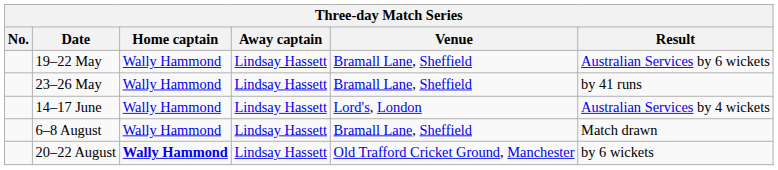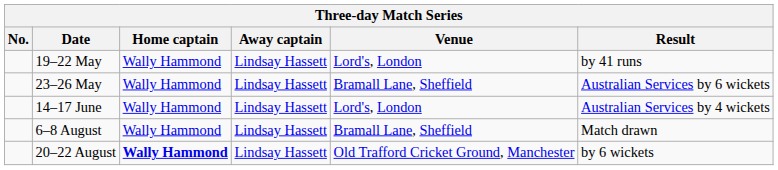(403, 61) Bramall Lane, Sheffield -> (378, 61) Lord's, London
(675, 61) Australian Services by 6 wickets -> (611, 61) by 41 runs
(611, 84) by 41 runs -> (675, 84) Australian Services by 6 wickets
